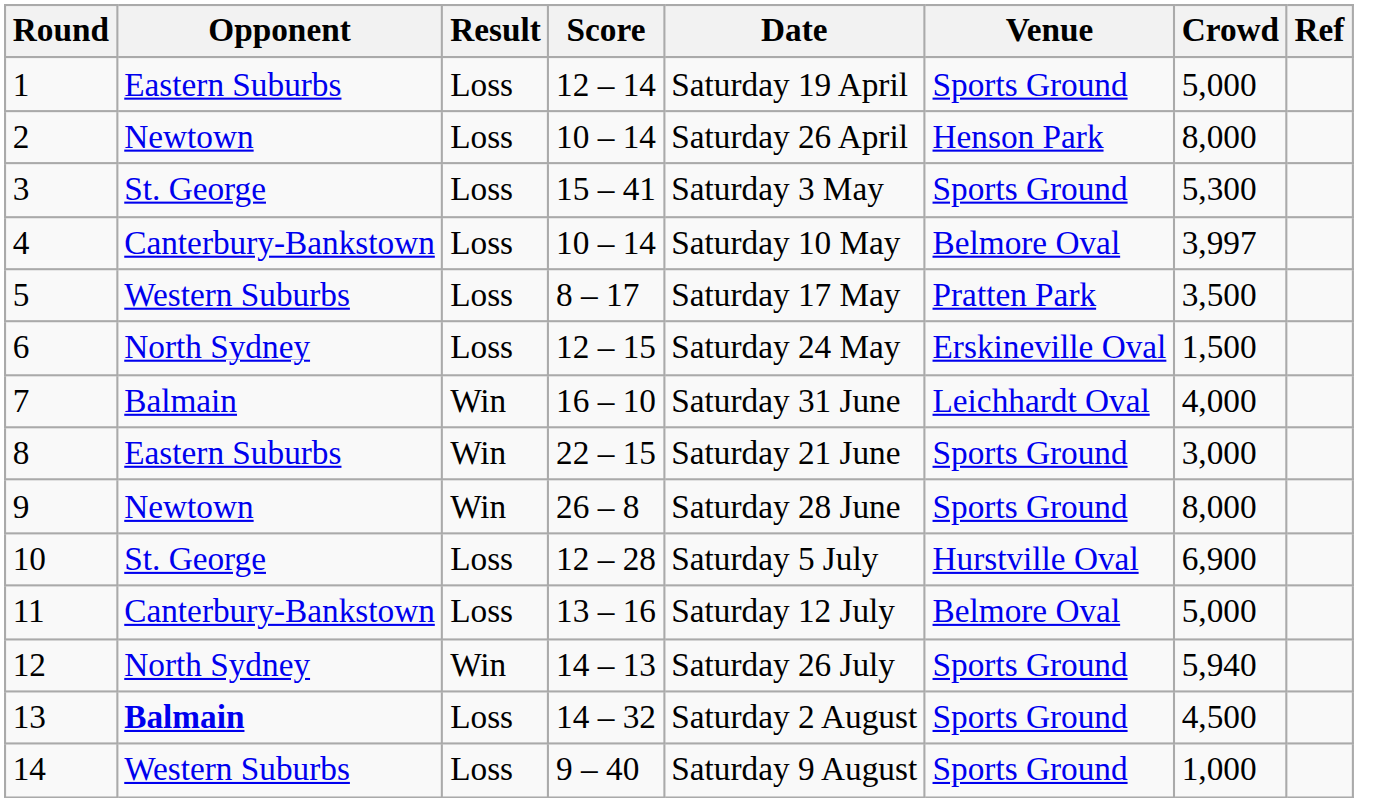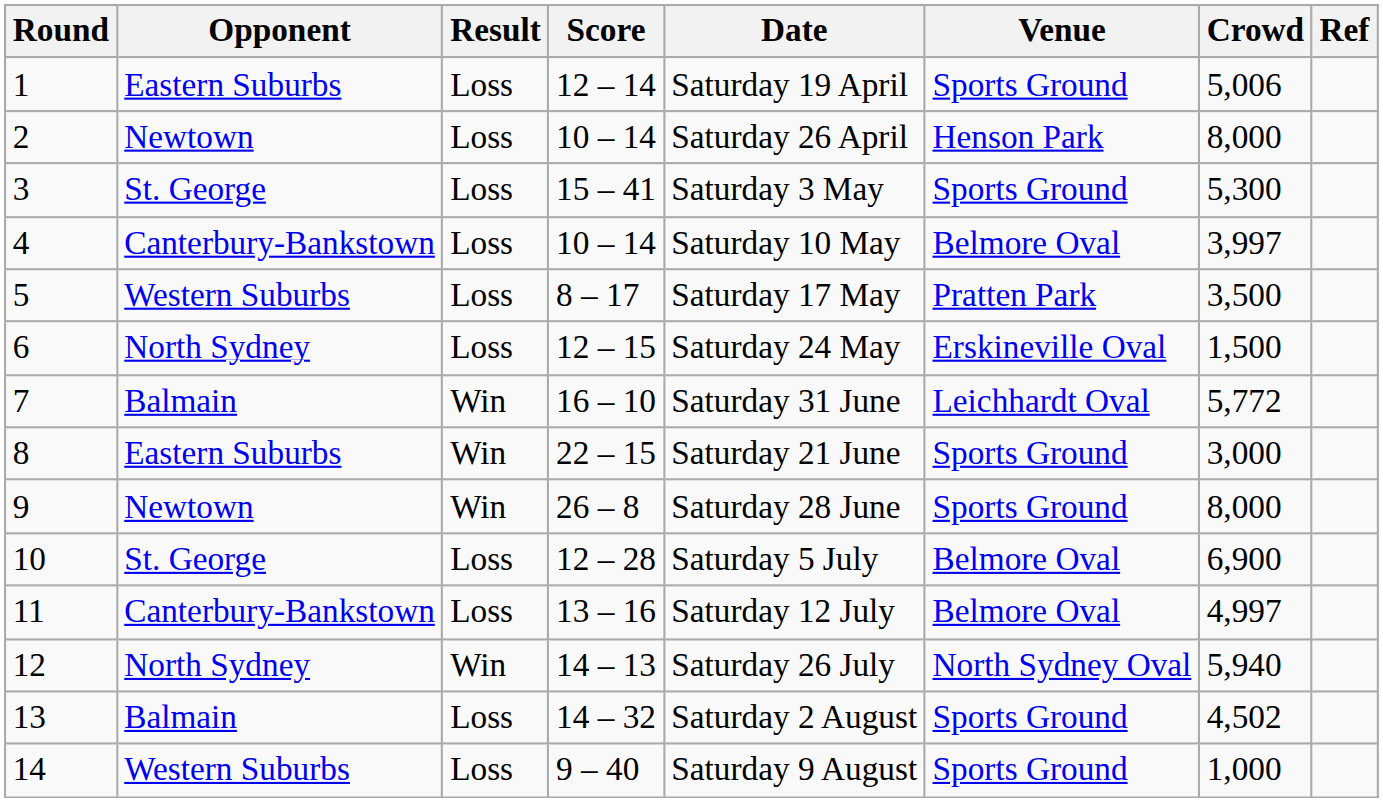(1219, 83) 5,000 -> (1244, 83) 5,006
(1219, 400) 4,000 -> (1244, 400) 5,772
(1036, 558) Hurstville Oval -> (1026, 558) Belmore Oval
(1219, 611) 5,000 -> (1244, 611) 4,997
(1030, 664) Sports Ground -> (1062, 664) North Sydney Oval
(184, 717) bold -> (181, 717) normal
(1219, 717) 4,500 -> (1244, 717) 4,502
